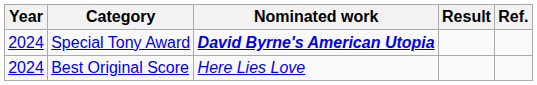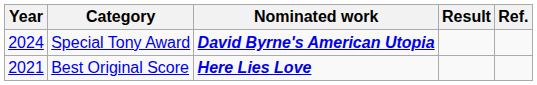(26, 67) 2024 -> (26, 67) 2021
(251, 67) normal -> (255, 67) bold
